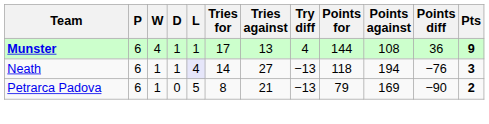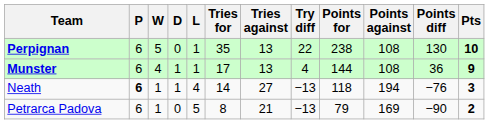+ row: (38, 48)
(138, 68) normal -> (139, 88) bold
(196, 68) lavender background -> (196, 88) no background
